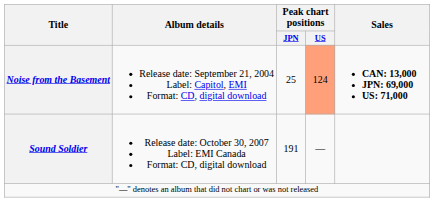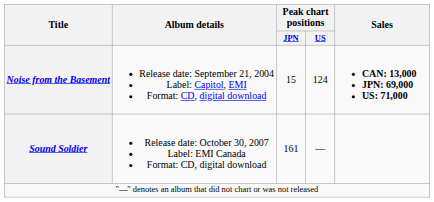(291, 79) 25 -> (291, 79) 15
(320, 79) lightsalmon background -> (320, 79) no background
(291, 148) 191 -> (291, 148) 161
